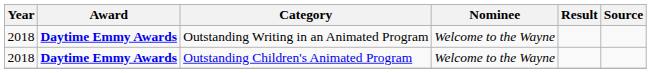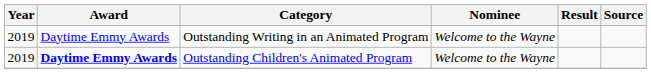(21, 36) 2018 -> (21, 36) 2019
(109, 36) bold -> (105, 36) normal
(21, 57) 2018 -> (21, 57) 2019
